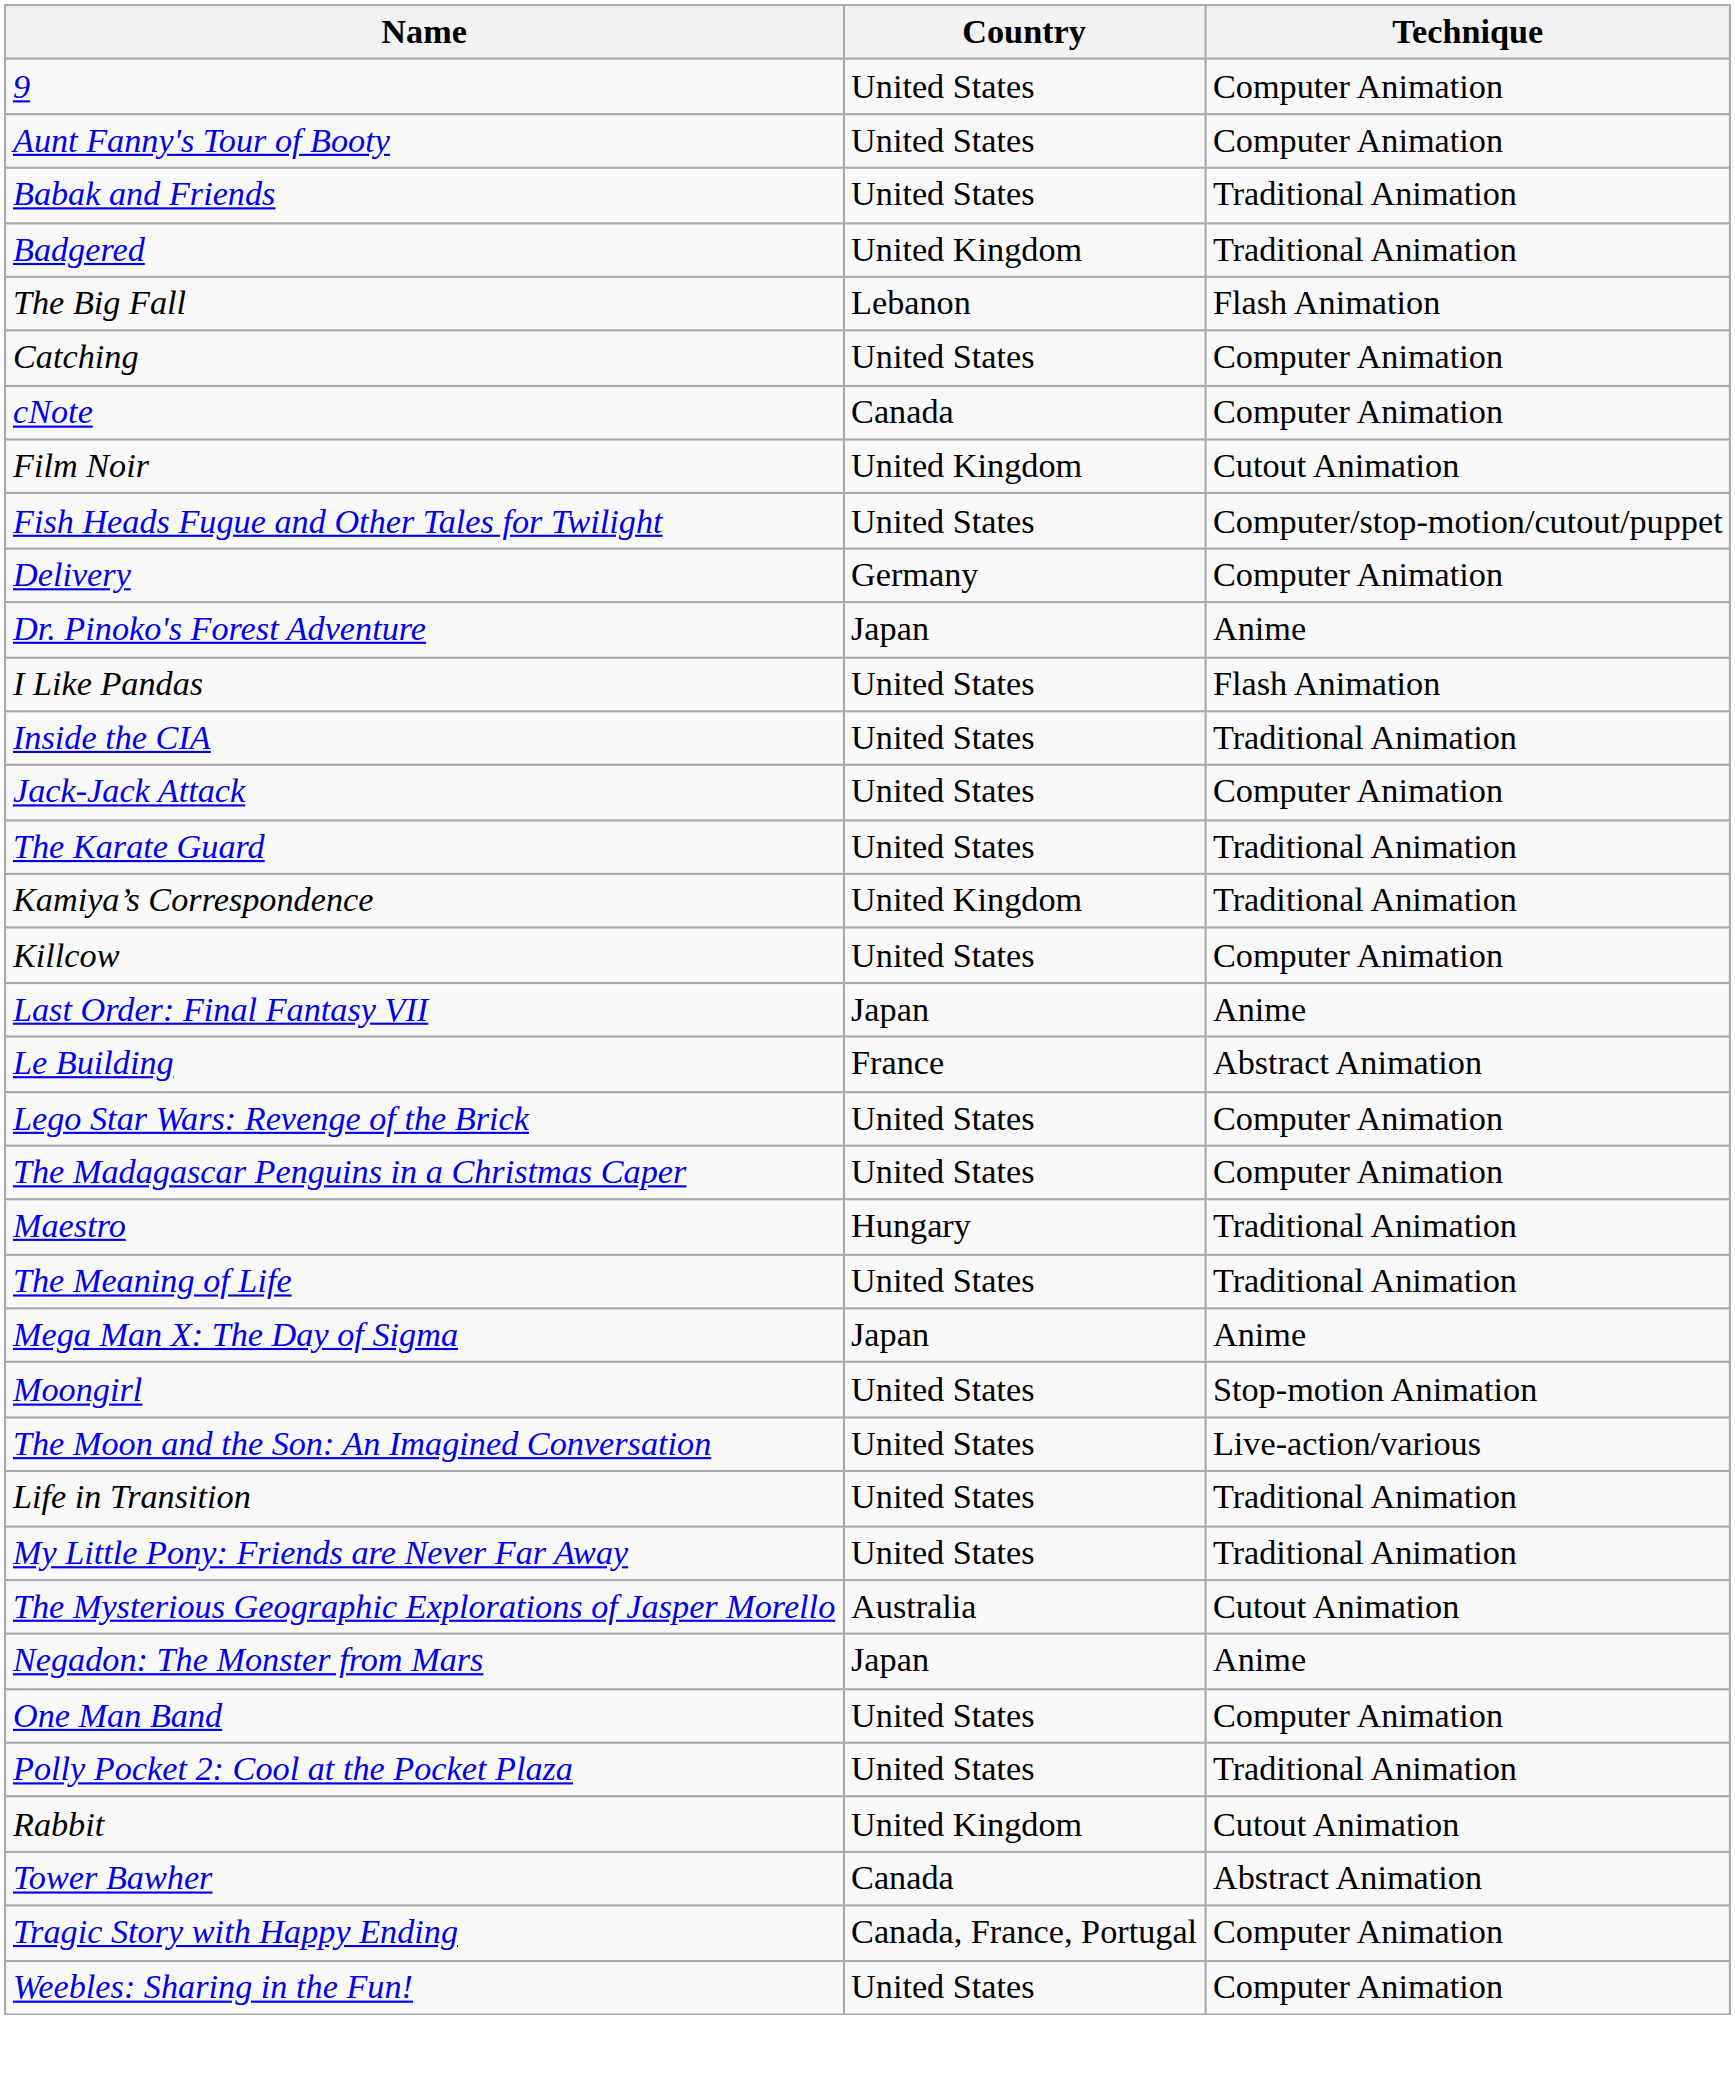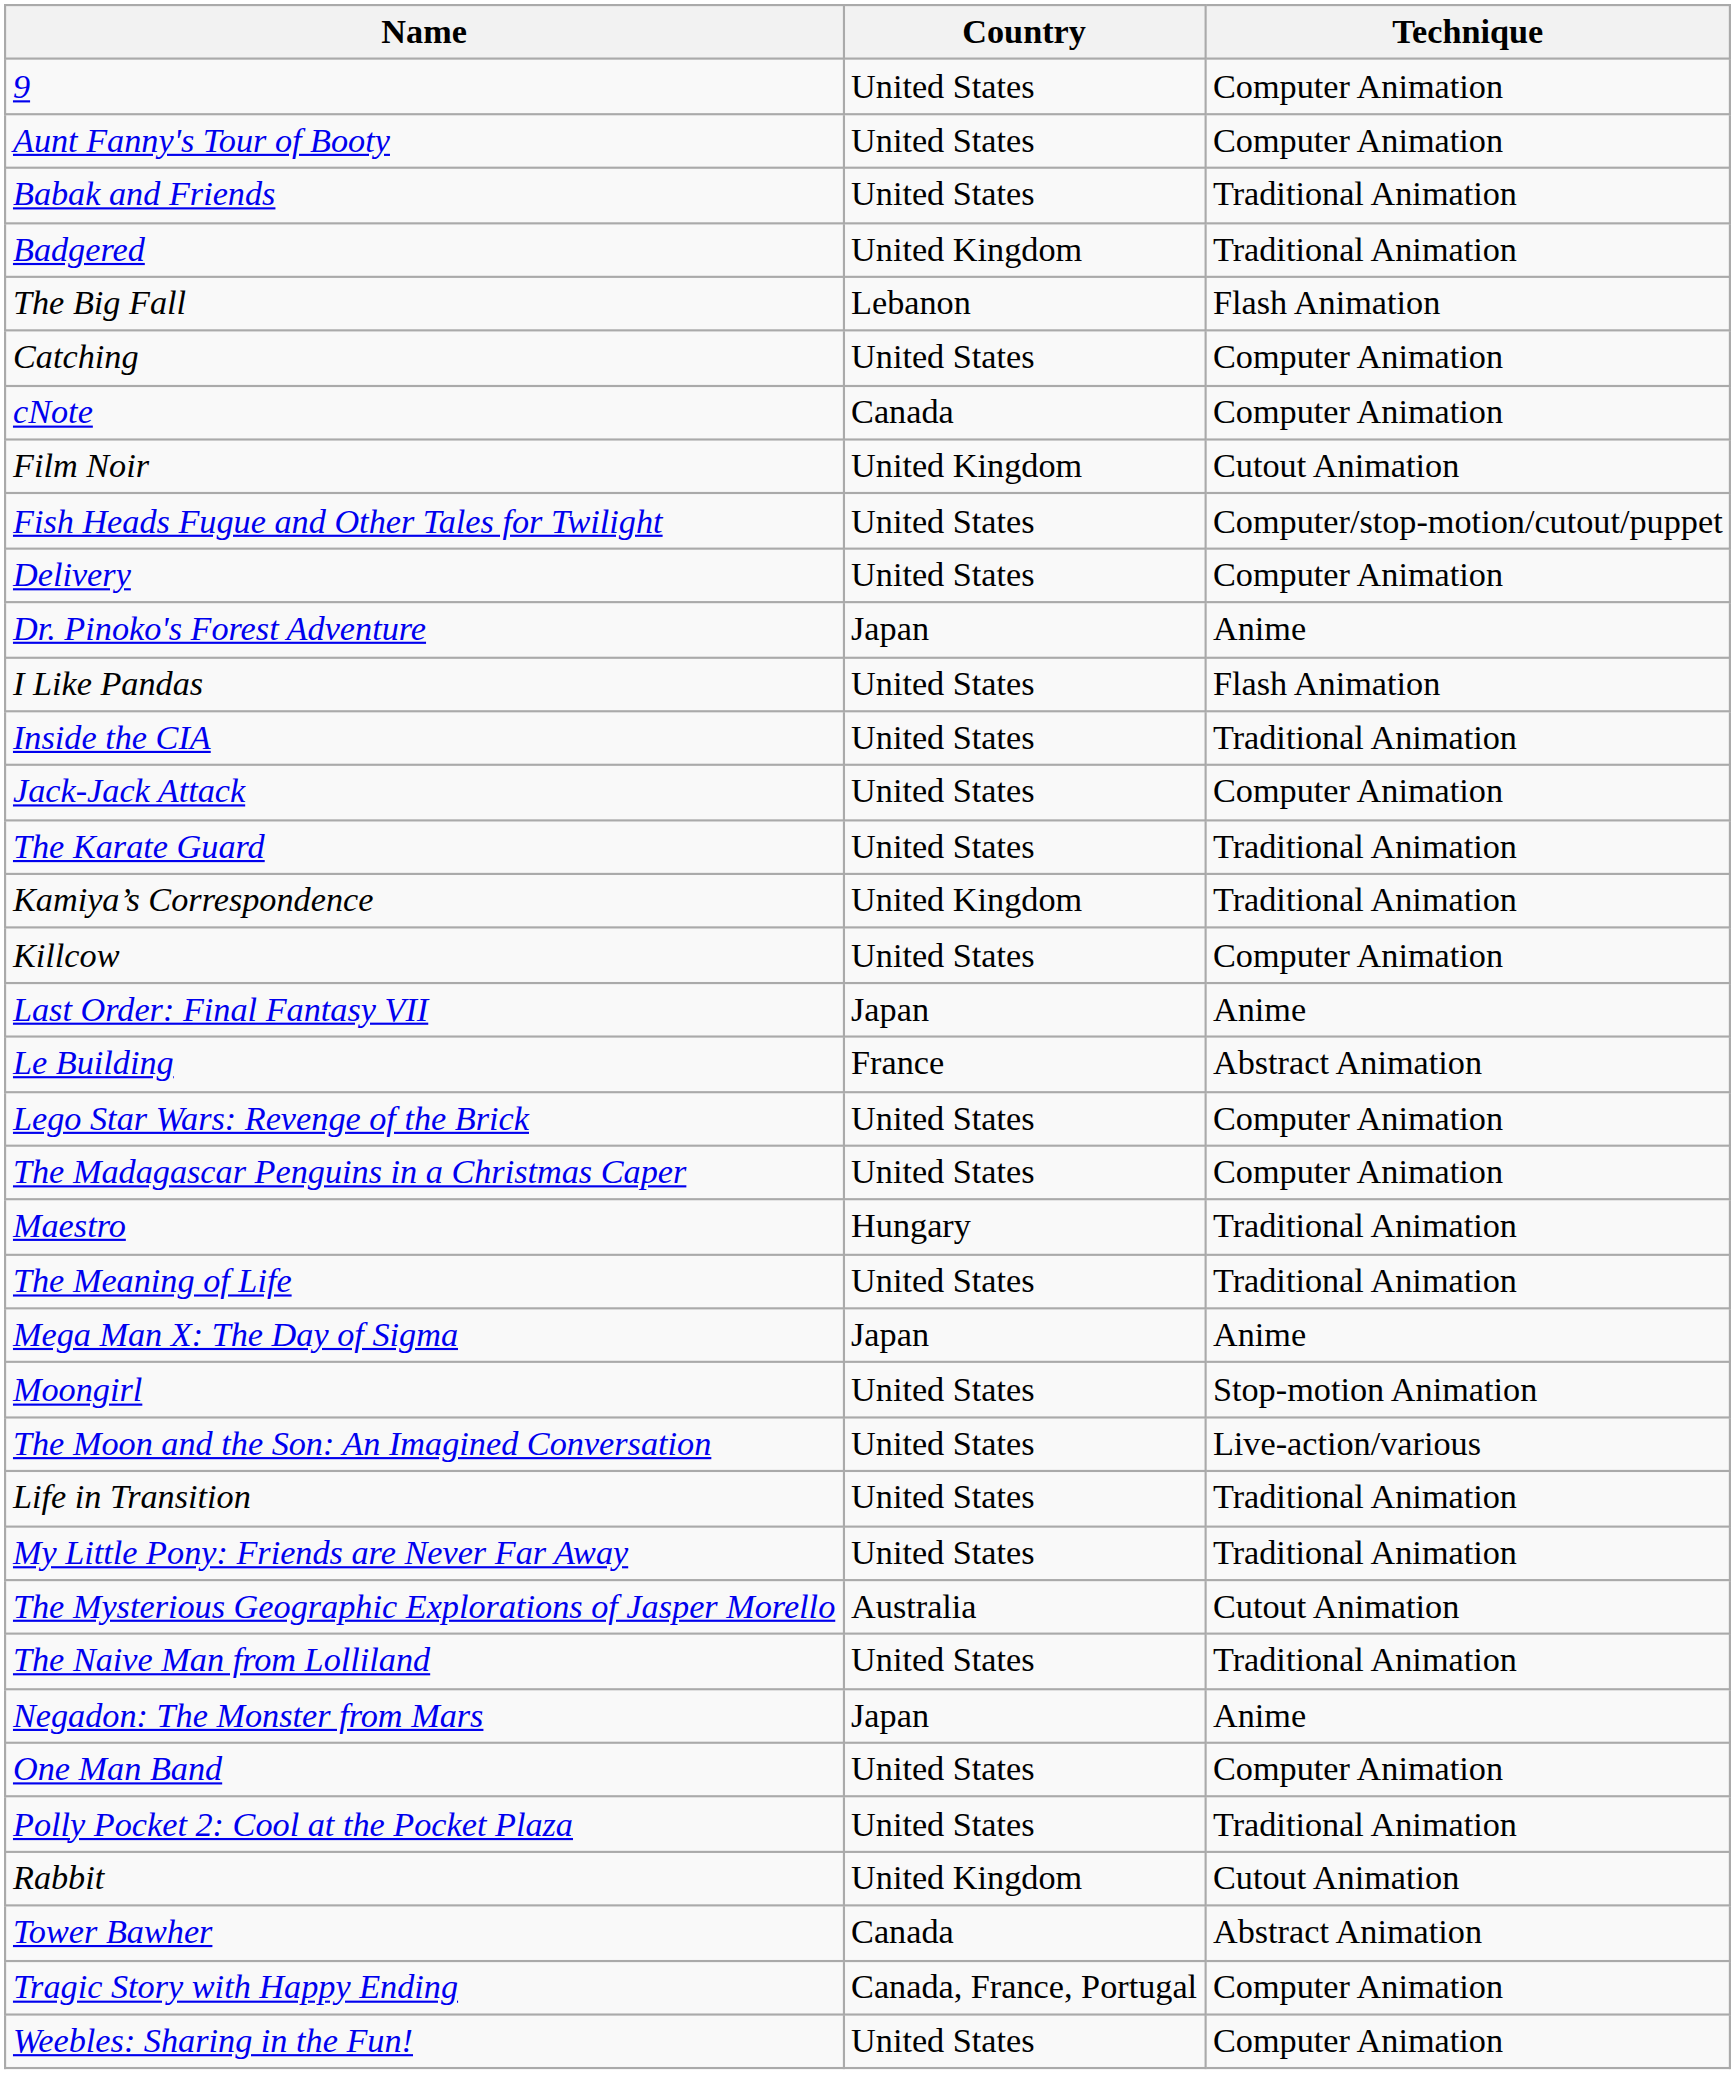(915, 574) Germany -> (943, 574) United States
+ row: (222, 1660)
